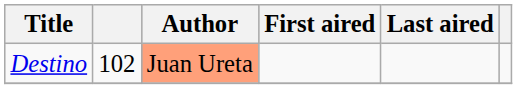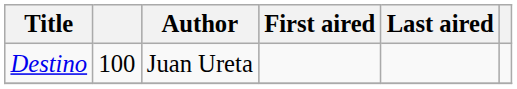(117, 63) 102 -> (117, 63) 100
(200, 63) lightsalmon background -> (200, 63) no background
